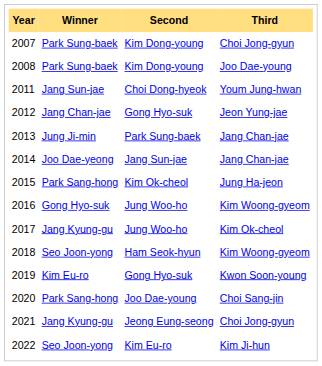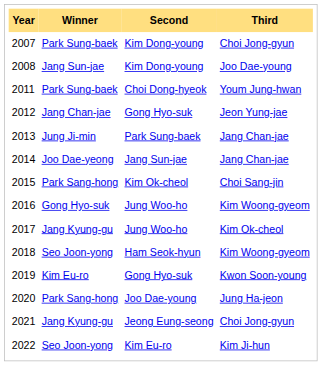(80, 66) Park Sung-baek -> (73, 66) Jang Sun-jae
(73, 90) Jang Sun-jae -> (80, 90) Park Sung-baek
(251, 183) Jung Ha-jeon -> (252, 183) Choi Sang-jin
(252, 299) Choi Sang-jin -> (251, 299) Jung Ha-jeon
